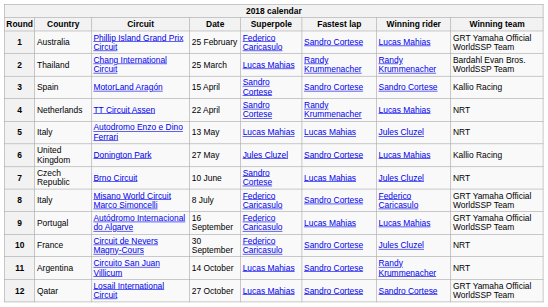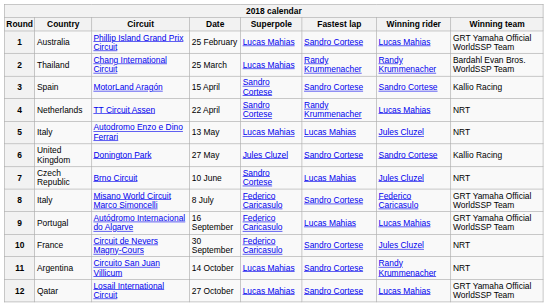(263, 42) Federico Caricasulo -> (269, 42) Lucas Mahias
(405, 155) Lucas Mahias -> (408, 155) Sandro Cortese
(408, 290) Sandro Cortese -> (405, 290) Lucas Mahias
